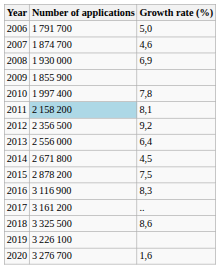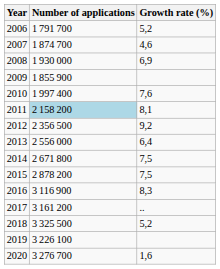(146, 28) 5,0 -> (146, 28) 5,2
(146, 93) 7,8 -> (146, 93) 7,6
(146, 158) 4,5 -> (146, 158) 7,5
(146, 223) 8,6 -> (146, 223) 5,2
